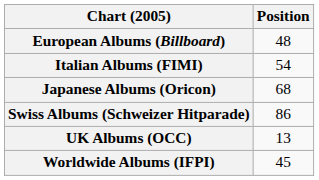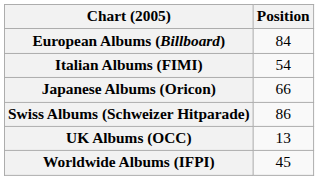(283, 41) 48 -> (283, 41) 84
(283, 89) 68 -> (283, 89) 66
